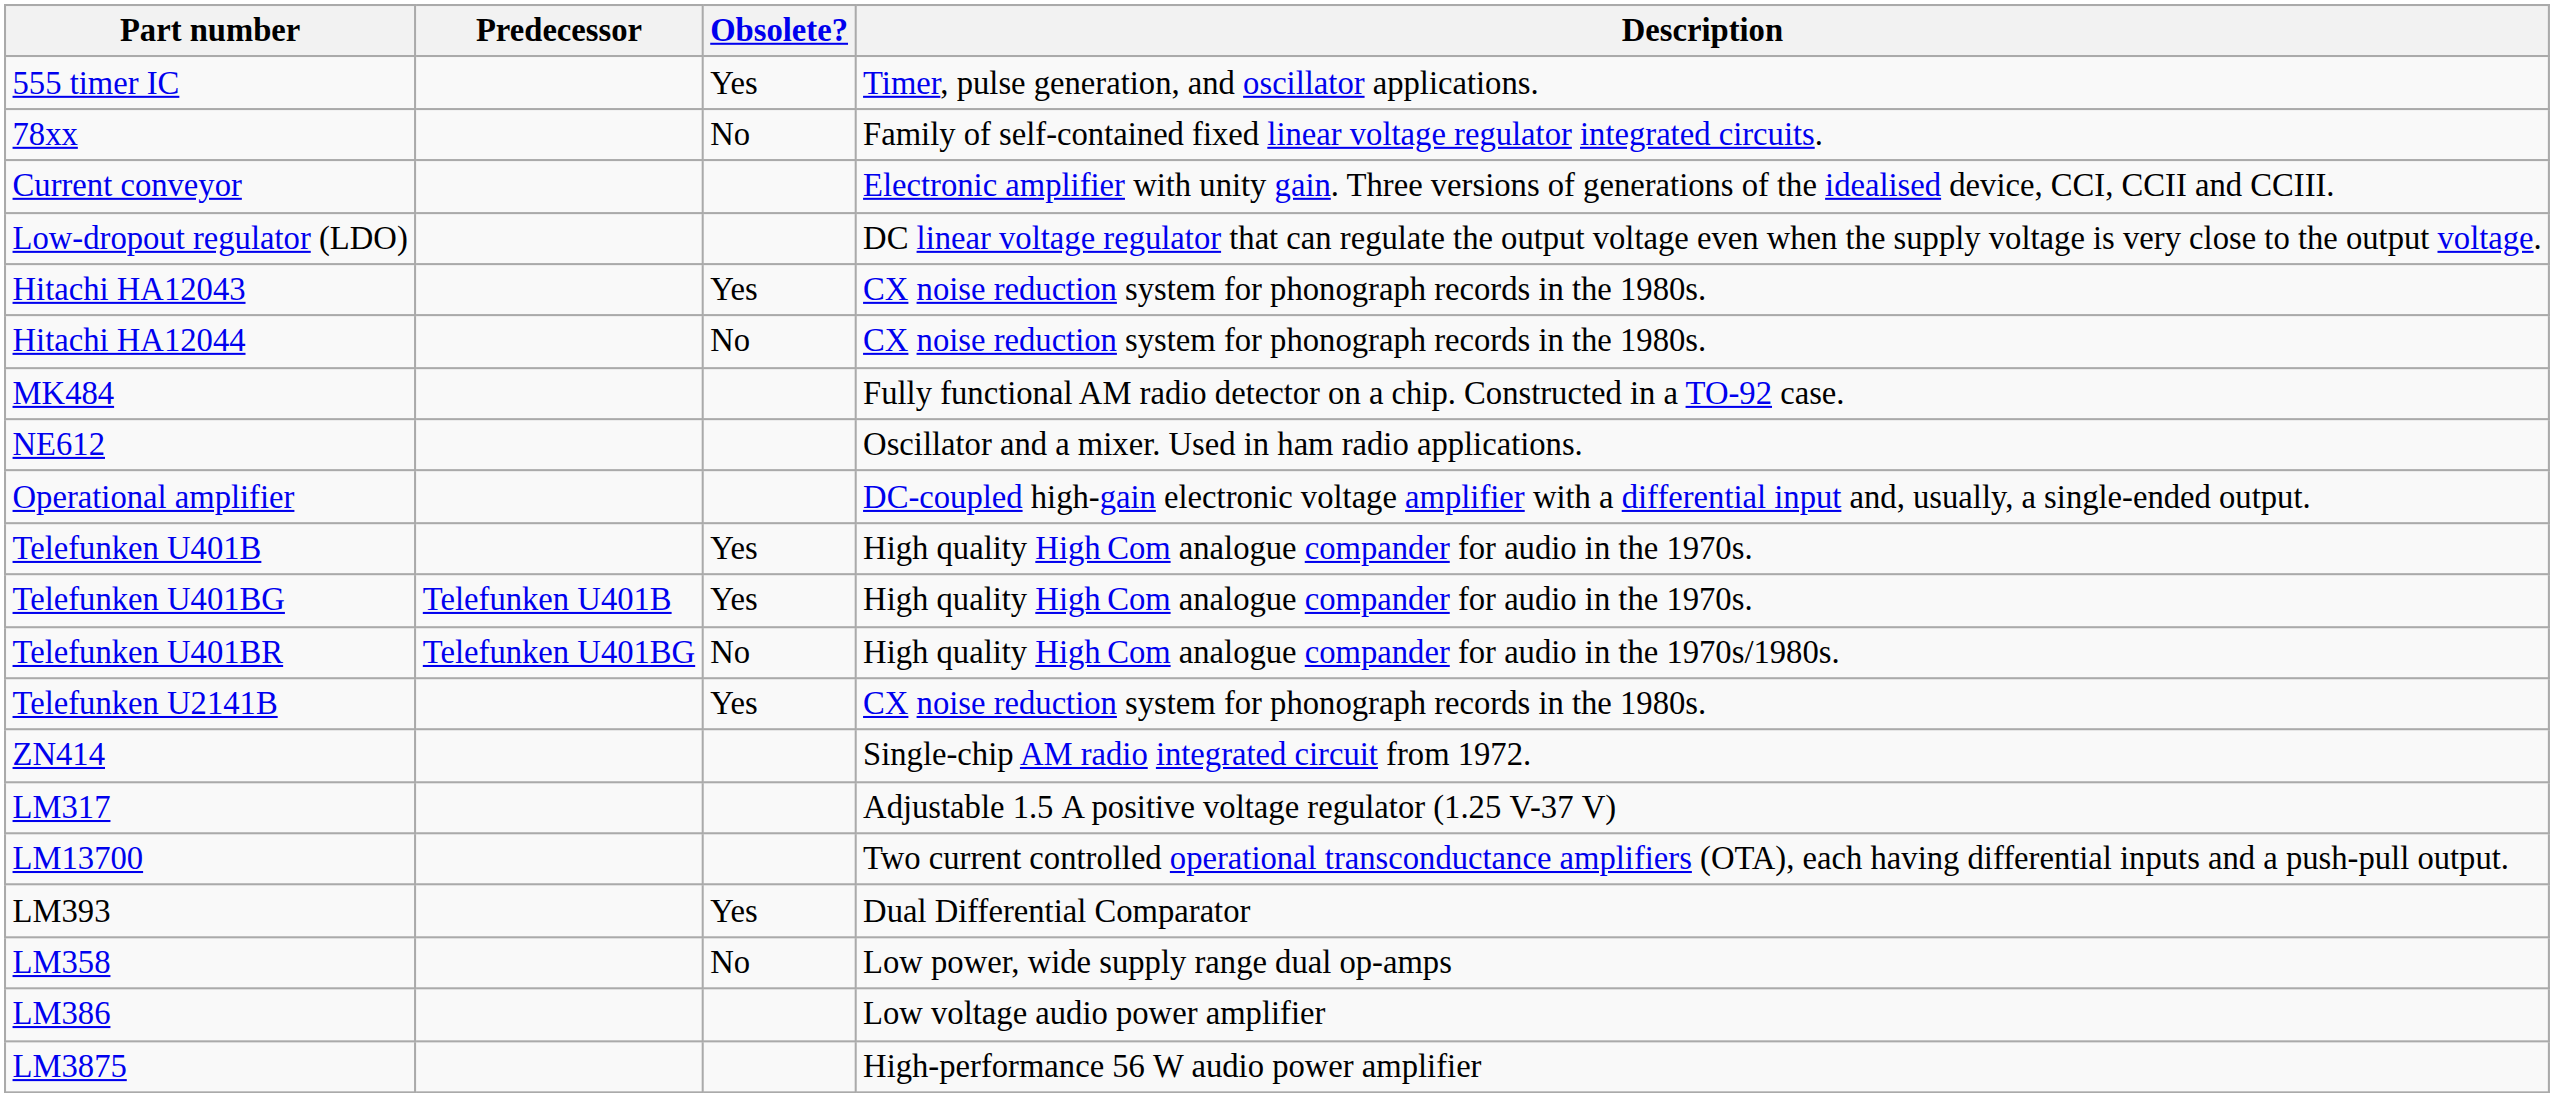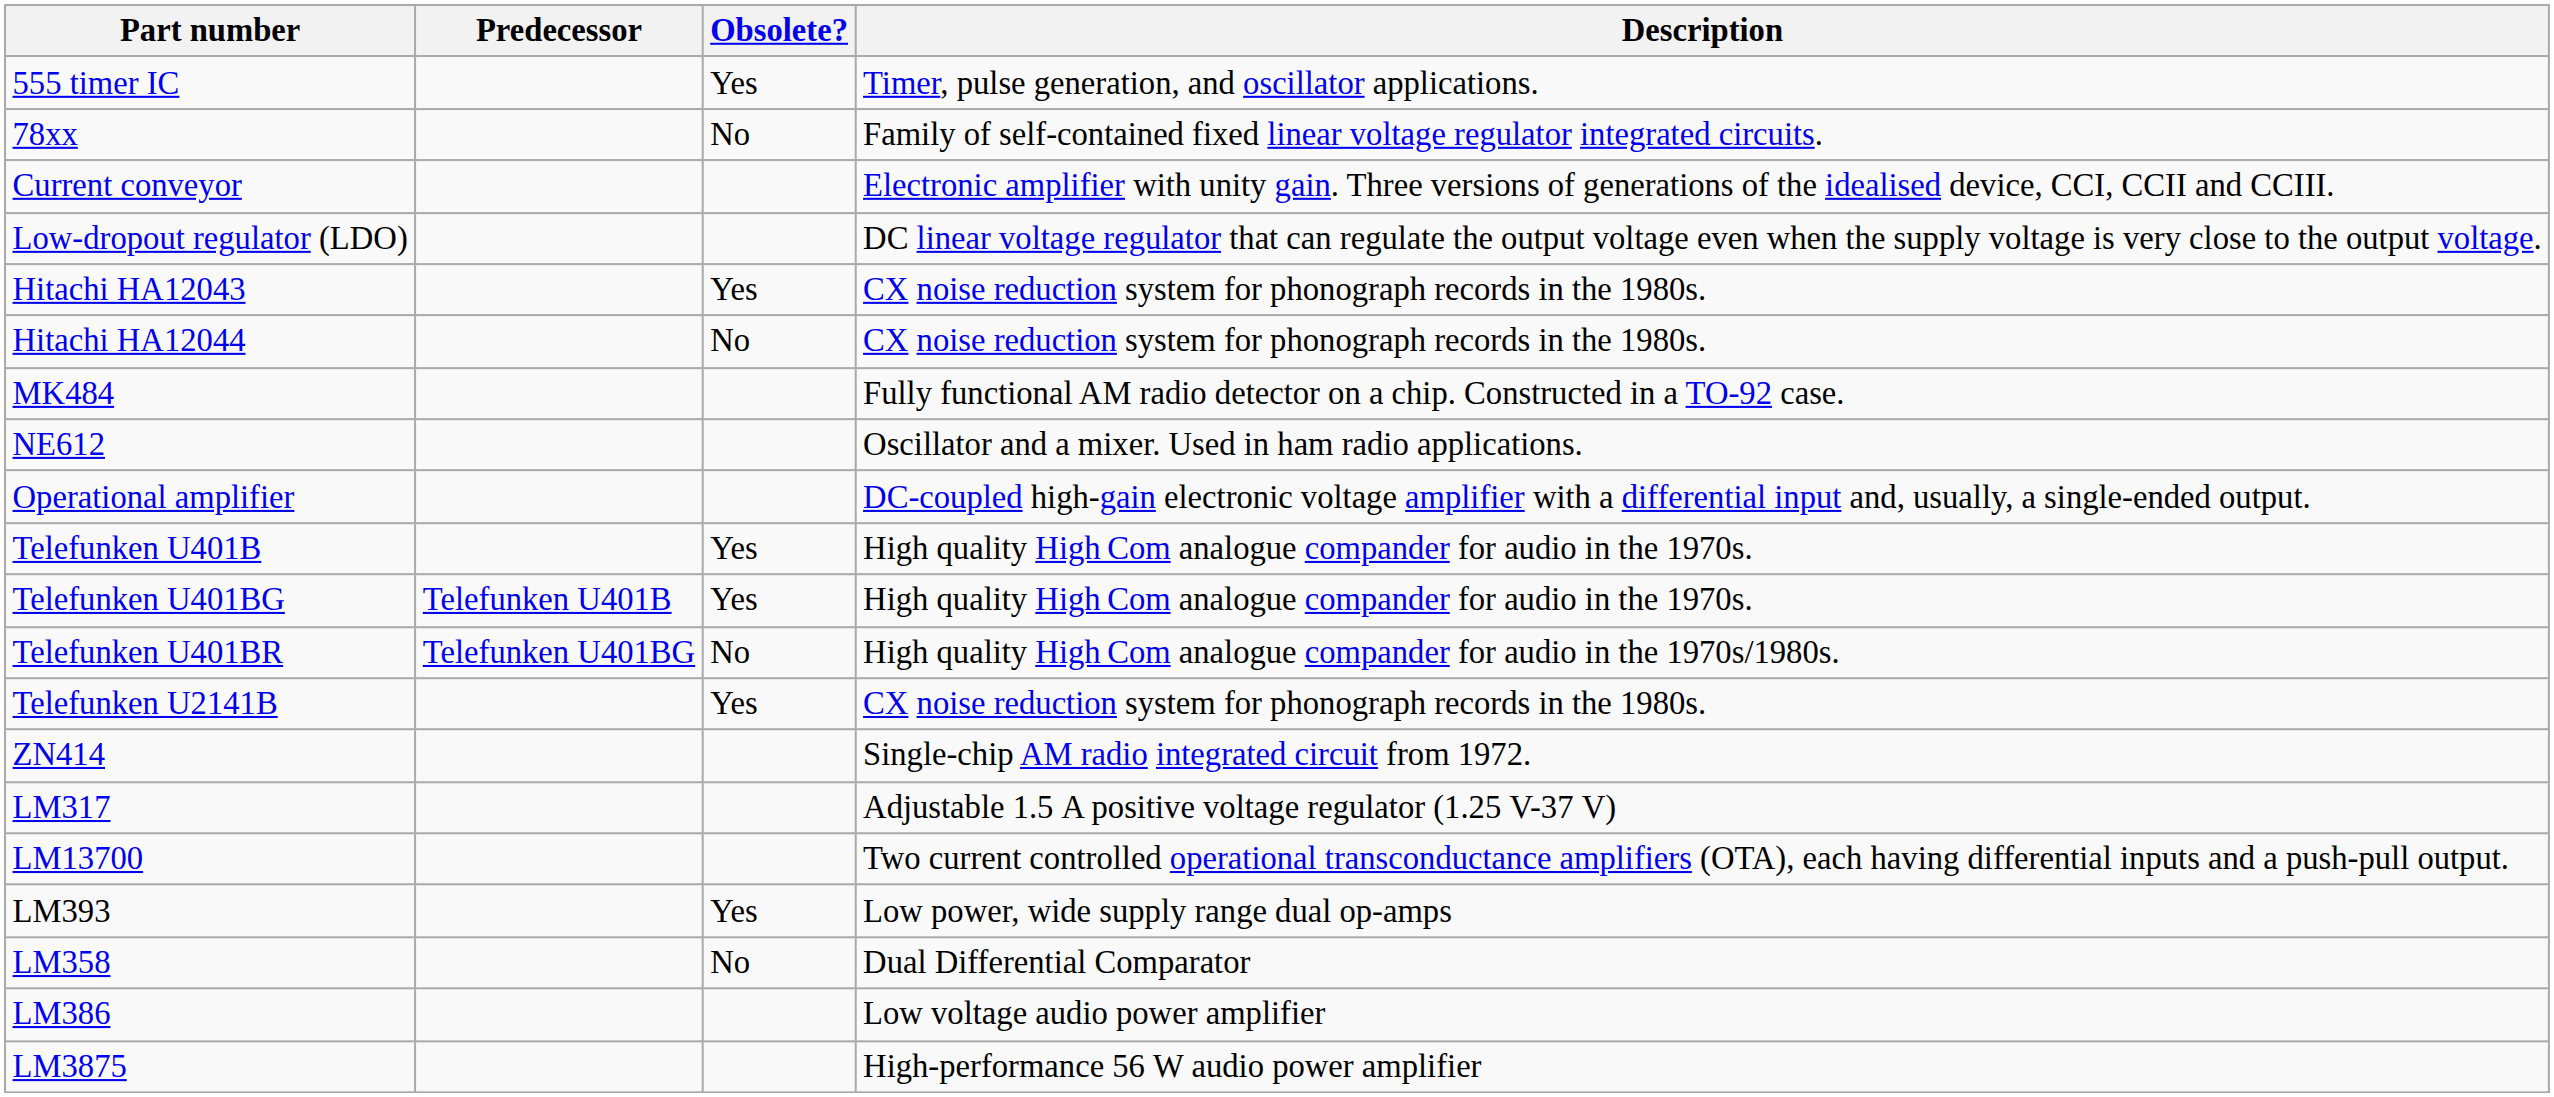(1057, 910) Dual Differential Comparator -> (1157, 910) Low power, wide supply range dual op-amps
(1157, 962) Low power, wide supply range dual op-amps -> (1057, 962) Dual Differential Comparator
